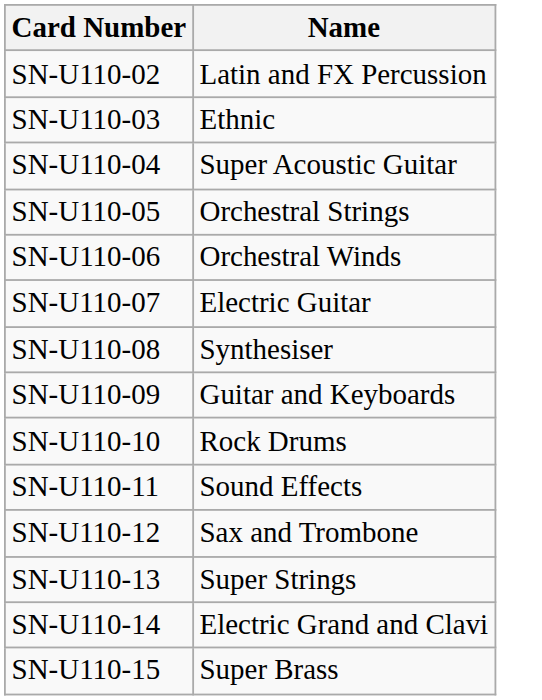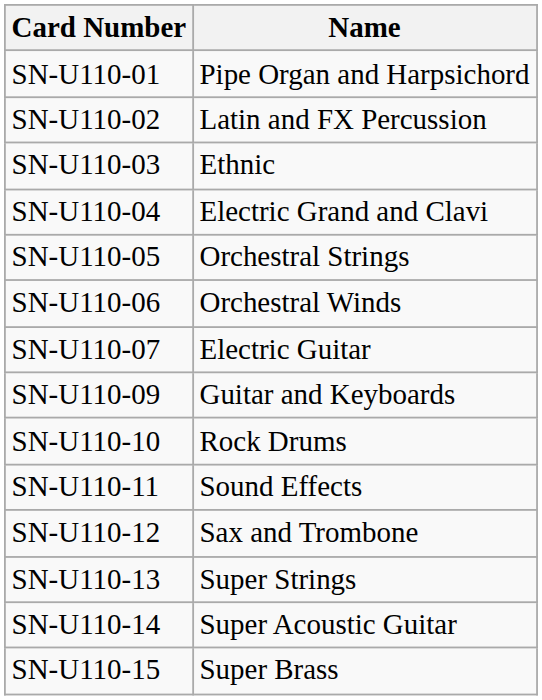+ row: (86, 73)
(328, 165) Super Acoustic Guitar -> (344, 211) Electric Grand and Clavi
- row: (86, 348)
(344, 624) Electric Grand and Clavi -> (328, 624) Super Acoustic Guitar
